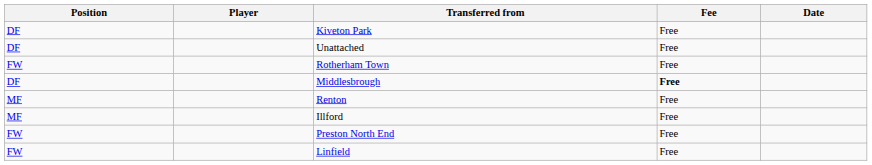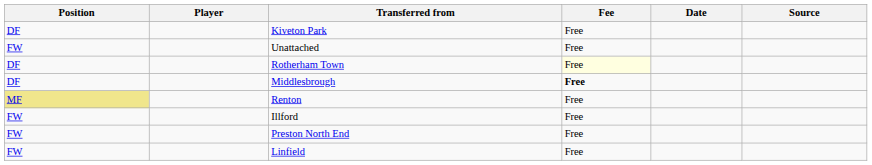+ column: (804, 13)
(13, 47) DF -> (15, 47) FW
(15, 65) FW -> (13, 65) DF
(669, 65) no background -> (574, 65) lightyellow background
(14, 99) no background -> (14, 99) khaki background
(14, 117) MF -> (15, 117) FW
